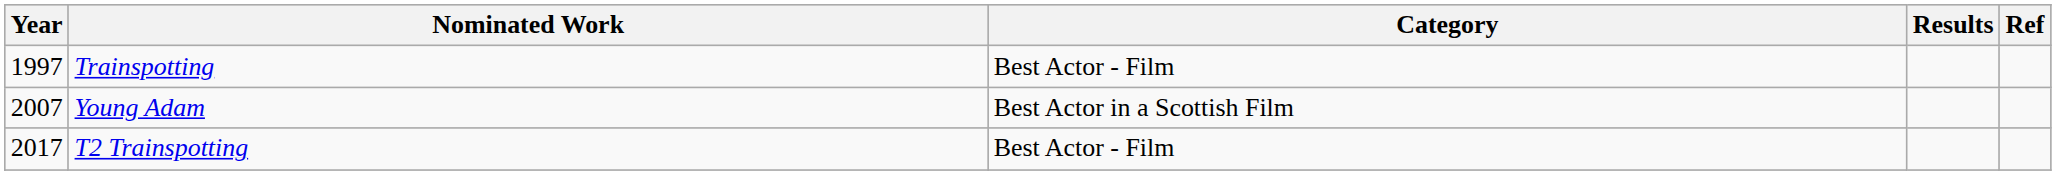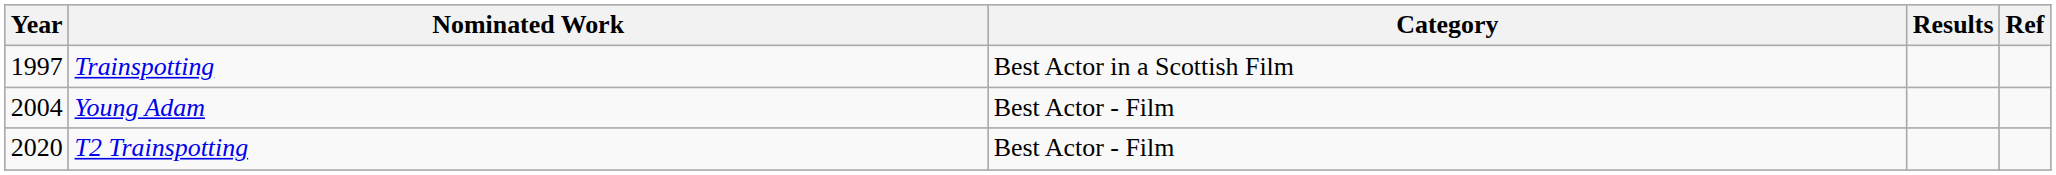(1084, 66) Best Actor - Film -> (1144, 66) Best Actor in a Scottish Film
(37, 107) 2007 -> (37, 107) 2004
(1144, 107) Best Actor in a Scottish Film -> (1084, 107) Best Actor - Film
(37, 148) 2017 -> (37, 148) 2020
